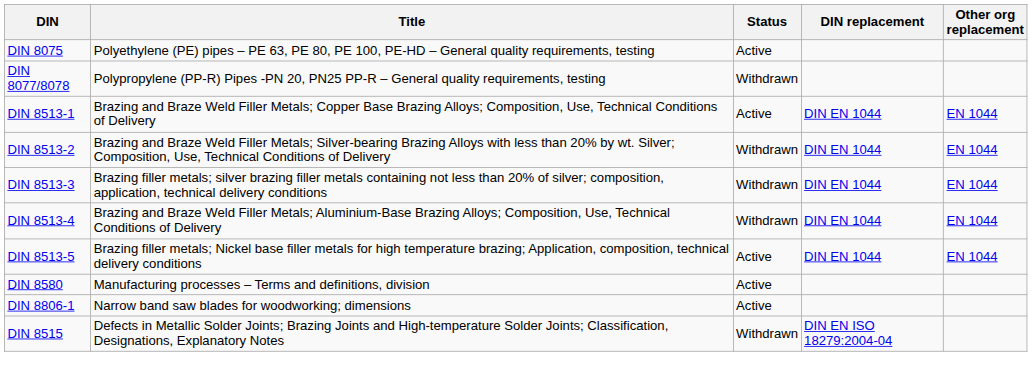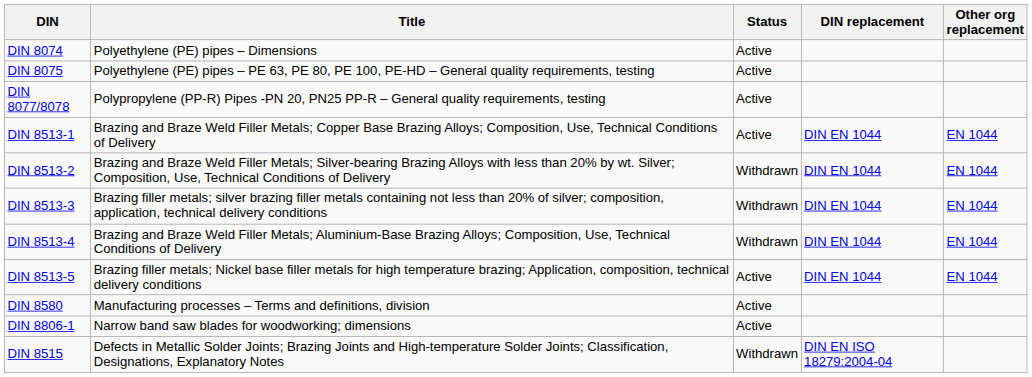+ row: (35, 50)
(767, 78) Withdrawn -> (754, 99) Active
